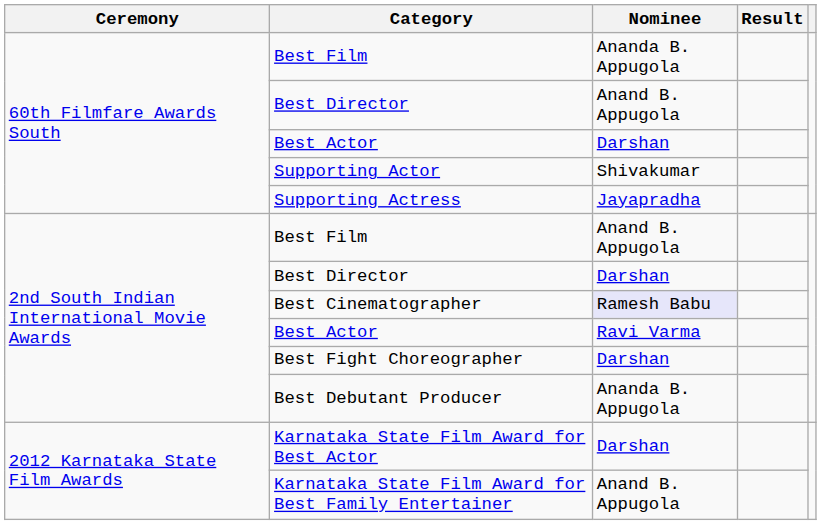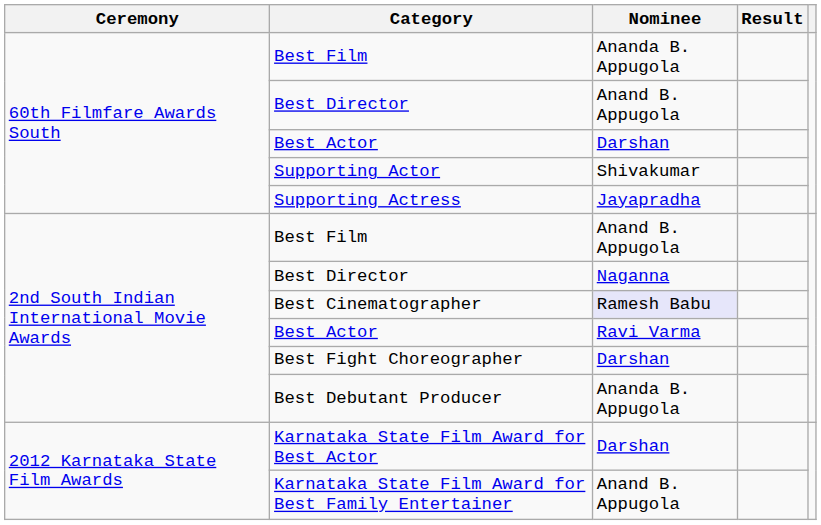(633, 276) Darshan -> (633, 276) Naganna
